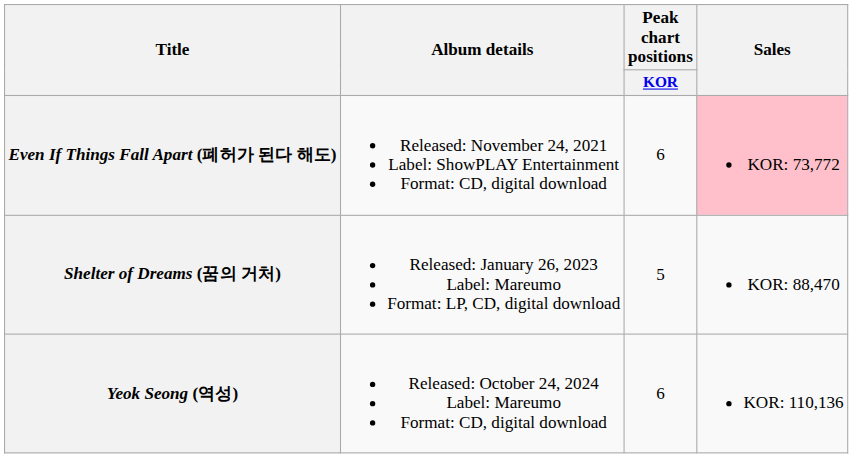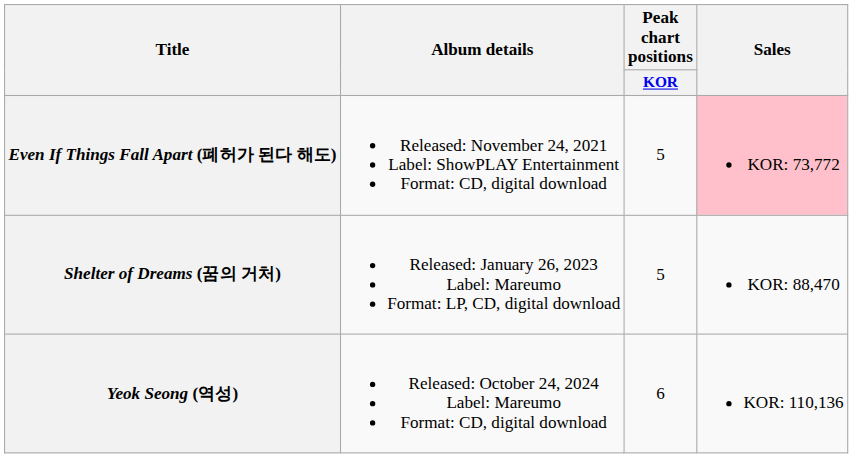(660, 155) 6 -> (660, 155) 5
